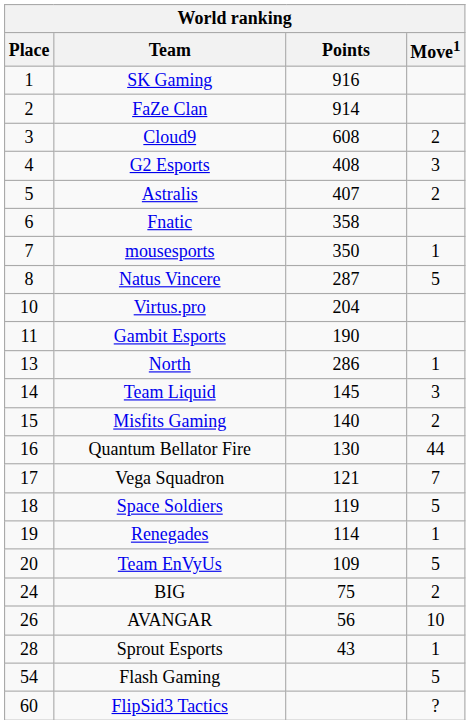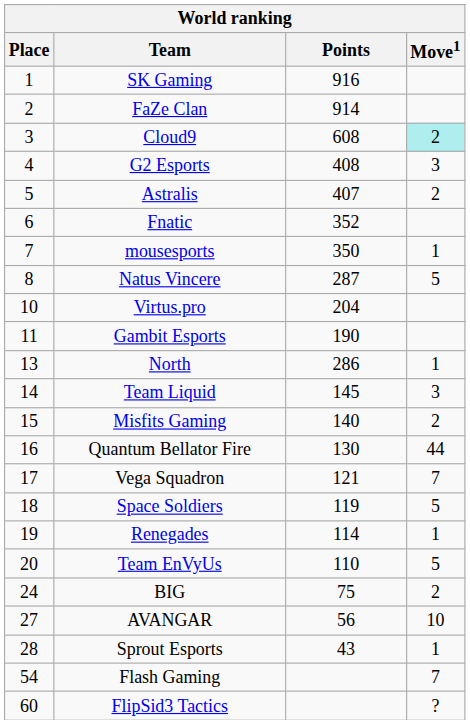(435, 137) no background -> (435, 137) paleturquoise background
(346, 222) 358 -> (346, 222) 352
(346, 563) 109 -> (346, 563) 110
(29, 620) 26 -> (29, 620) 27
(435, 677) 5 -> (435, 677) 7
